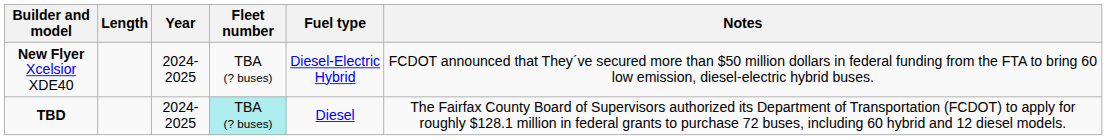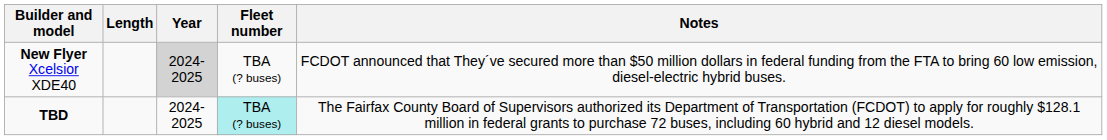- column: (335, 23)
(180, 69) no background -> (187, 69) lightgrey background
